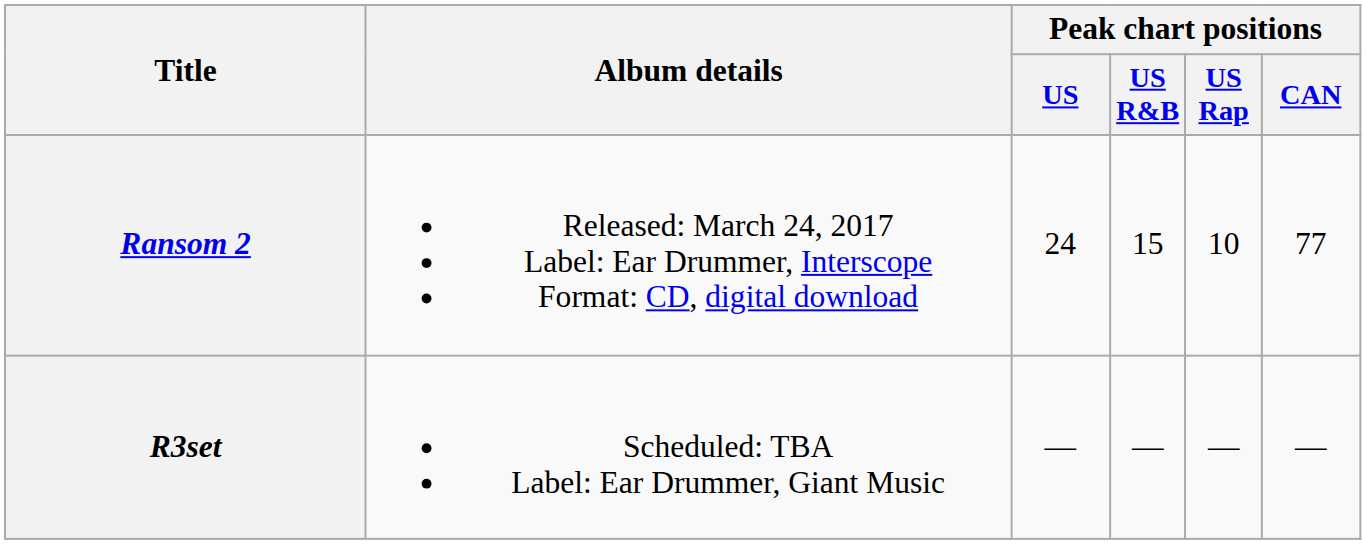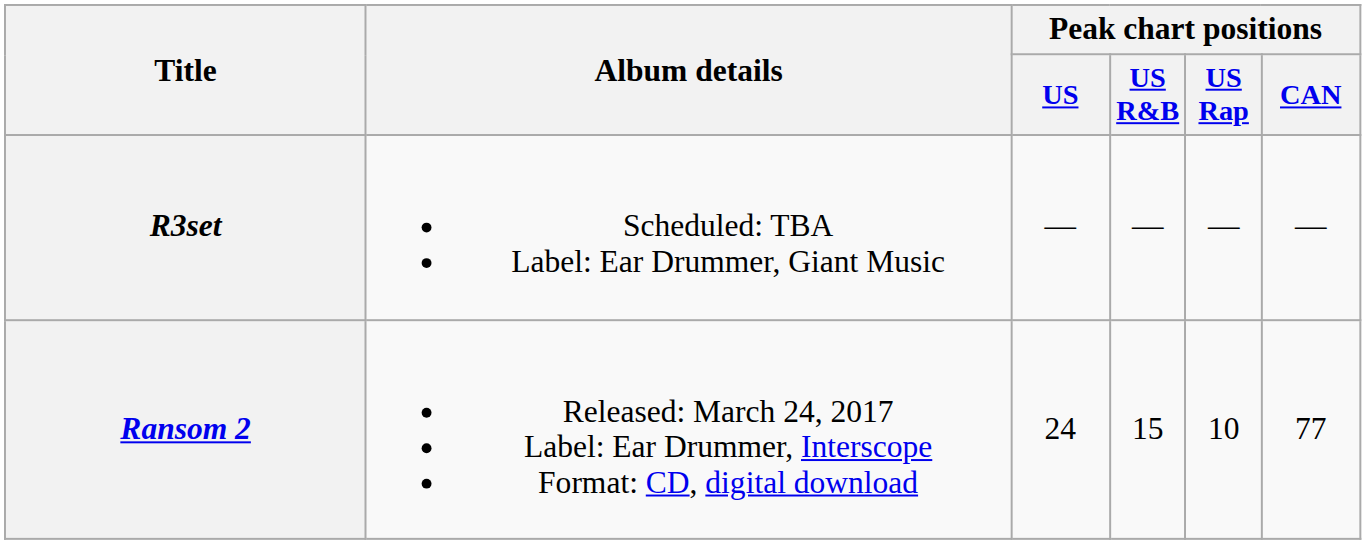rows swapped: (186, 244) <-> (186, 446)
